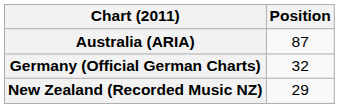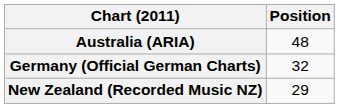(300, 41) 87 -> (300, 41) 48
